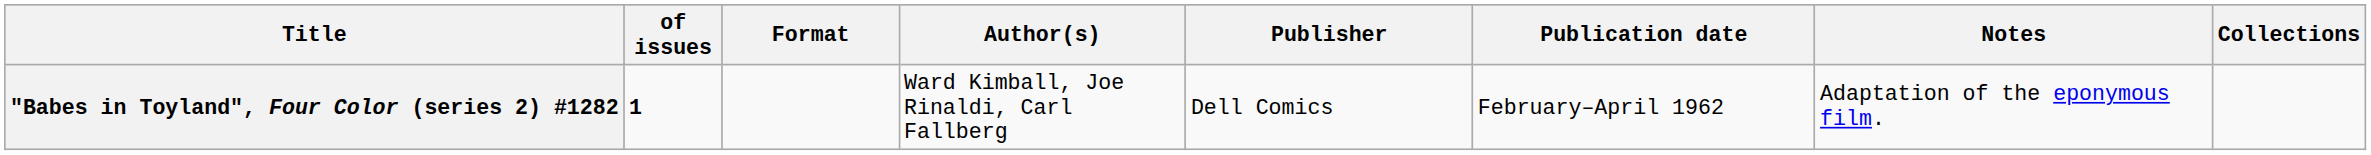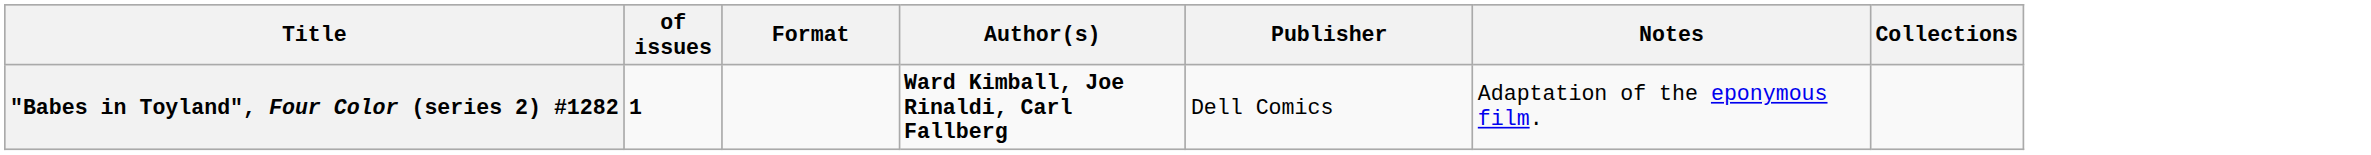- column: (1644, 35)
(1014, 107) normal -> (1014, 107) bold
